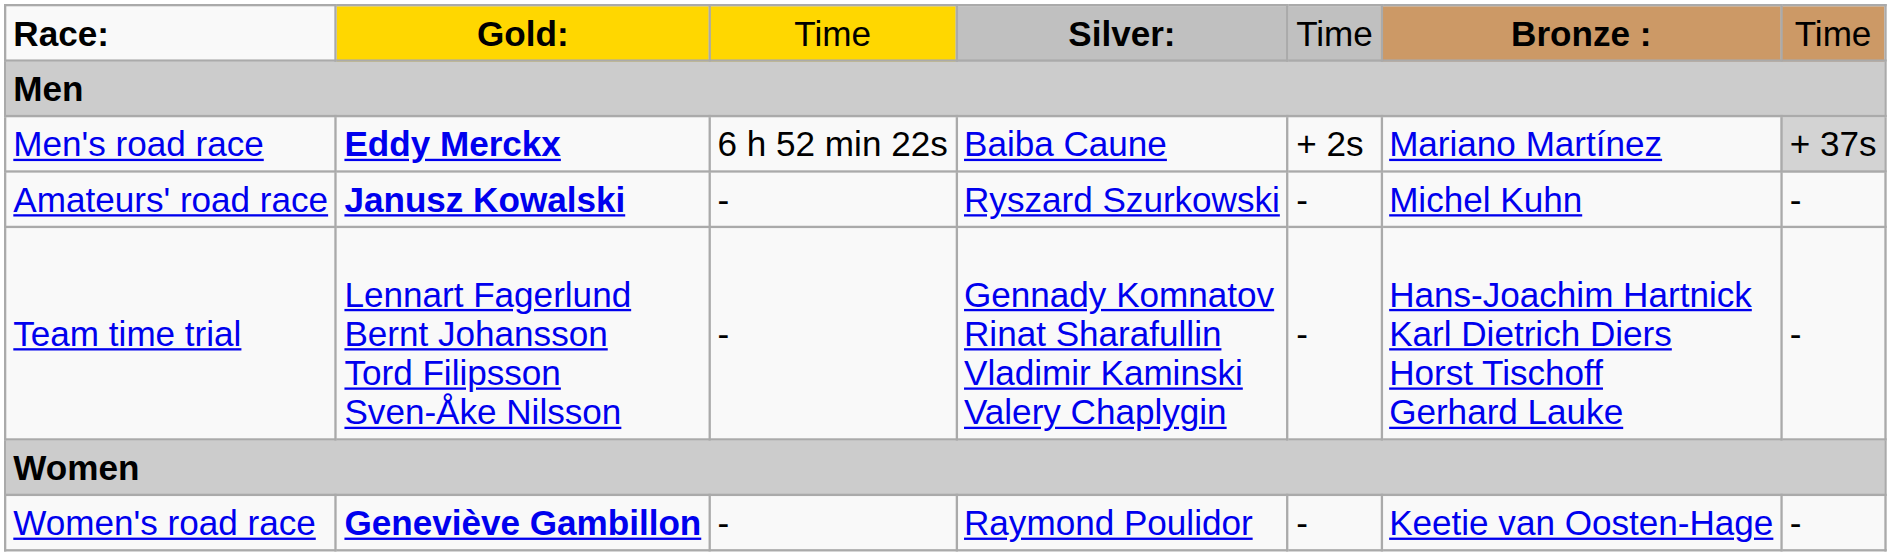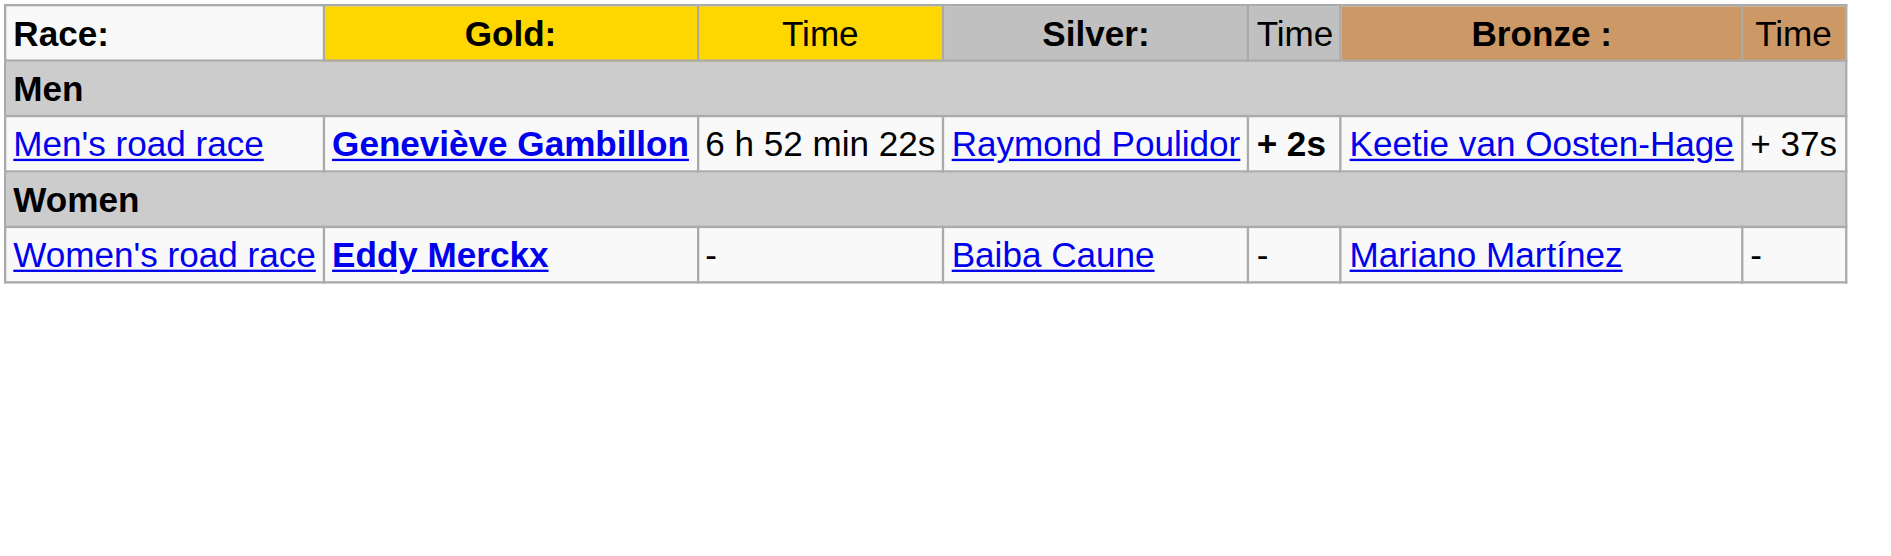(453, 144) Eddy Merckx -> (511, 144) Geneviève Gambillon
(1065, 144) Baiba Caune -> (1096, 144) Raymond Poulidor
(1330, 144) normal -> (1291, 144) bold
(1526, 144) Mariano Martínez -> (1542, 144) Keetie van Oosten-Hage
(1833, 144) lightgrey background -> (1794, 144) no background
- row: (171, 200)
- row: (127, 334)
(523, 524) Geneviève Gambillon -> (440, 255) Eddy Merckx
(1108, 524) Raymond Poulidor -> (1053, 255) Baiba Caune
(1581, 524) Keetie van Oosten-Hage -> (1486, 255) Mariano Martínez
